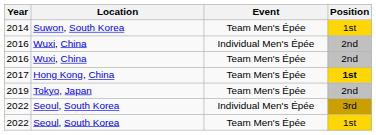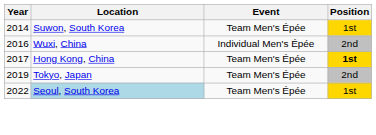- row: (18, 59)
- row: (18, 106)
(76, 122) no background -> (76, 91) lightblue background
